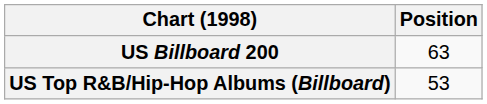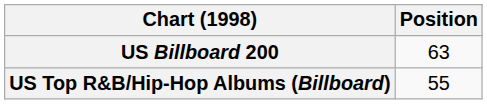(439, 83) 53 -> (439, 83) 55
